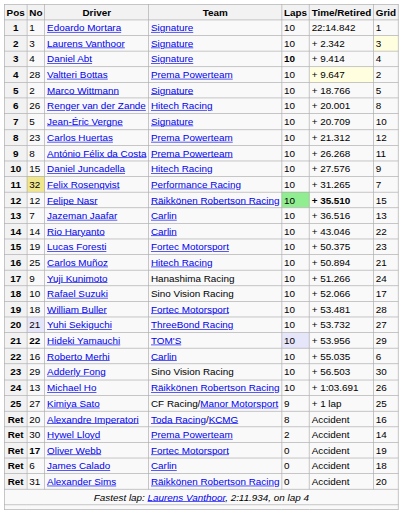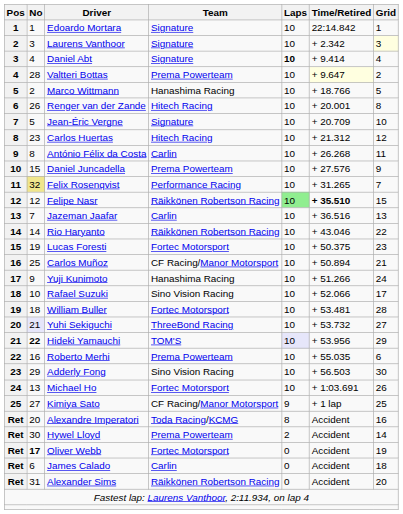(172, 91) Signature -> (193, 91) Hanashima Racing
(192, 137) Prema Powerteam -> (182, 137) Hitech Racing
(192, 153) Prema Powerteam -> (164, 153) Carlin
(182, 169) Hitech Racing -> (192, 169) Prema Powerteam
(164, 231) Carlin -> (215, 231) Räikkönen Robertson Racing
(182, 263) Hitech Racing -> (215, 263) CF Racing/Manor Motorsport
(164, 356) Carlin -> (192, 356) Prema Powerteam
(215, 388) Räikkönen Robertson Racing -> (190, 388) Fortec Motorsport
